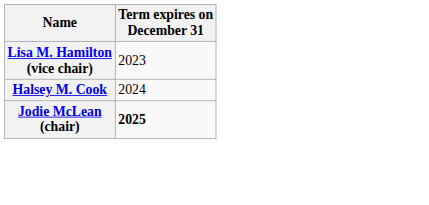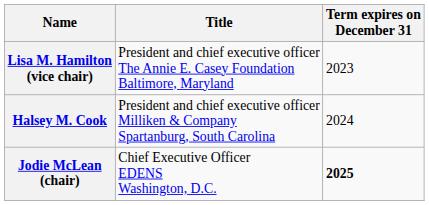+ column: (219, 23)
